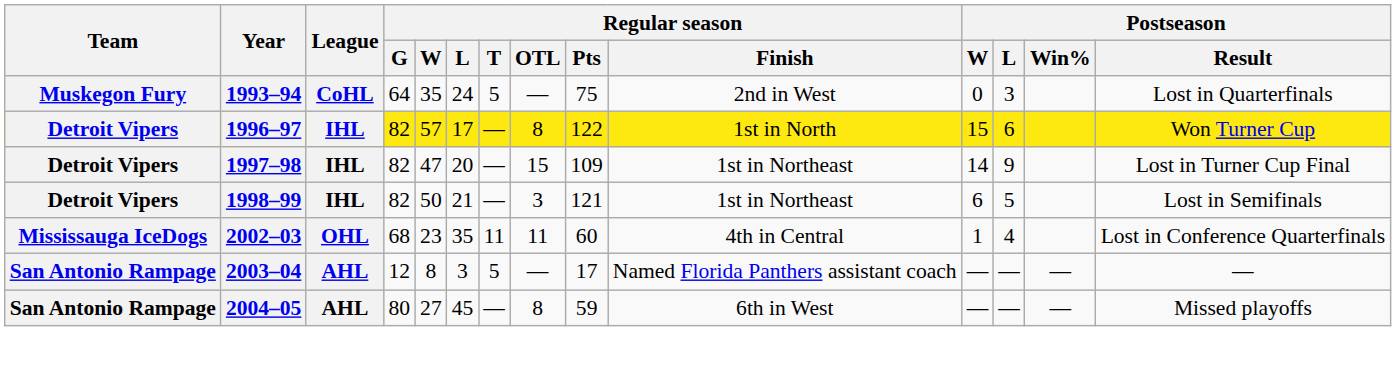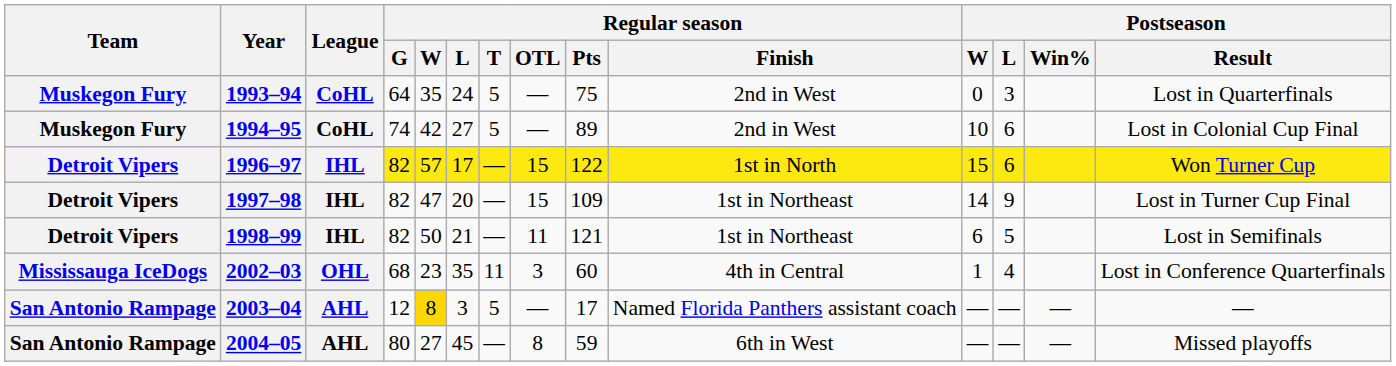+ row: (264, 129)
(538, 129) 8 -> (538, 164) 15
(538, 200) 3 -> (538, 236) 11
(538, 236) 11 -> (538, 271) 3
(431, 271) no background -> (431, 307) gold background
